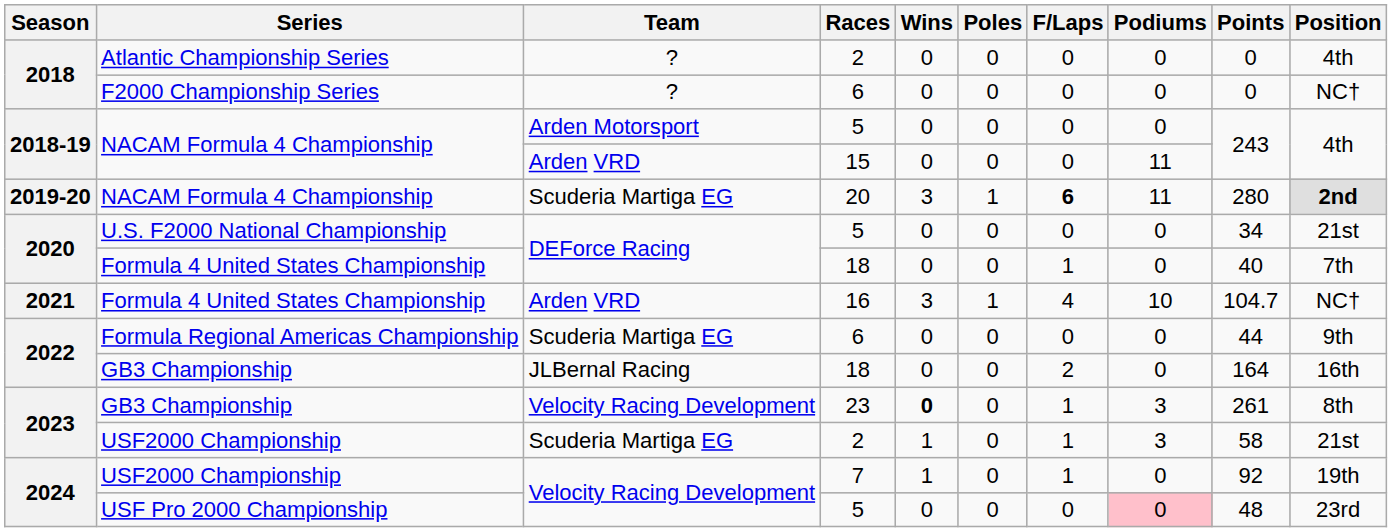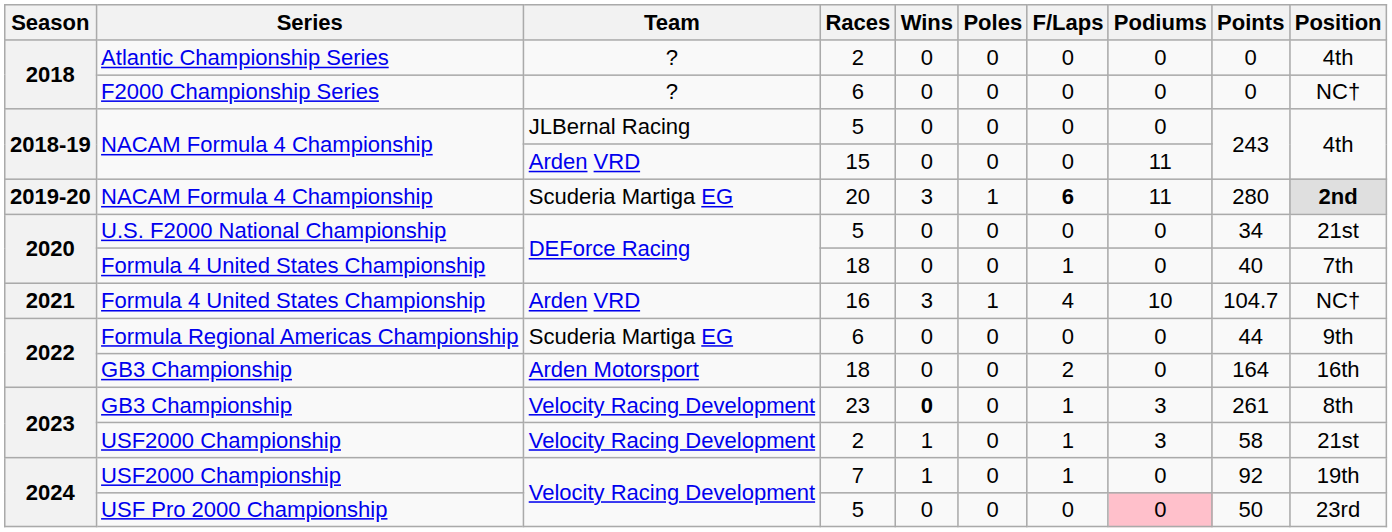(614, 127) Arden Motorsport -> (609, 127) JLBernal Racing
(609, 371) JLBernal Racing -> (614, 371) Arden Motorsport
(631, 440) Scuderia Martiga EG -> (672, 440) Velocity Racing Development
(1251, 510) 48 -> (1251, 510) 50
